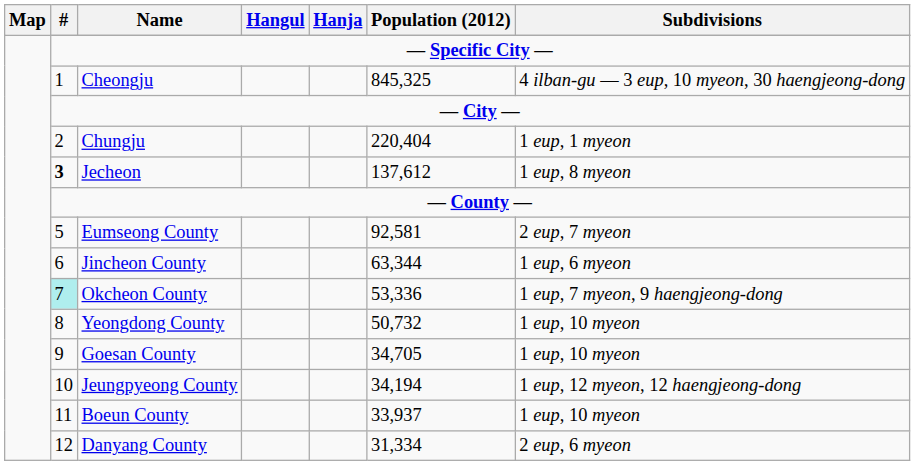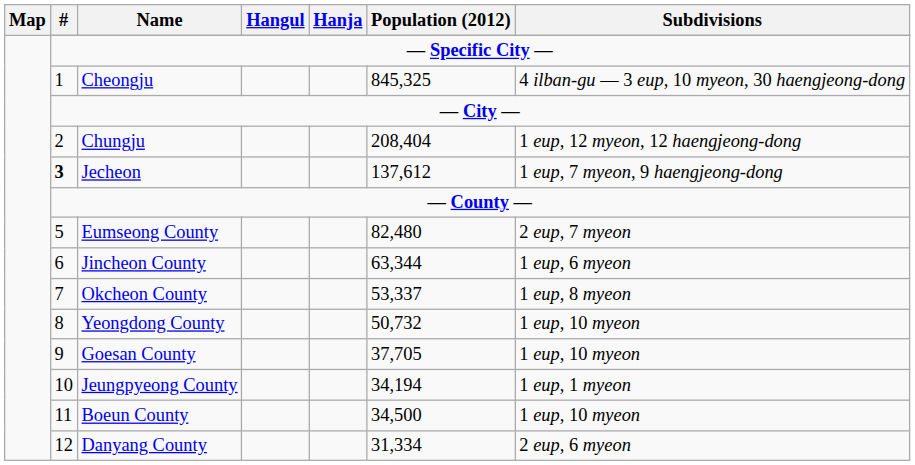(401, 141) 220,404 -> (401, 141) 208,404
(575, 141) 1 eup, 1 myeon -> (660, 141) 1 eup, 12 myeon, 12 haengjeong-dong
(575, 172) 1 eup, 8 myeon -> (651, 172) 1 eup, 7 myeon, 9 haengjeong-dong
(396, 232) 92,581 -> (396, 232) 82,480
(59, 293) paleturquoise background -> (59, 293) no background
(396, 293) 53,336 -> (396, 293) 53,337
(651, 293) 1 eup, 7 myeon, 9 haengjeong-dong -> (575, 293) 1 eup, 8 myeon
(396, 354) 34,705 -> (396, 354) 37,705
(660, 384) 1 eup, 12 myeon, 12 haengjeong-dong -> (575, 384) 1 eup, 1 myeon
(396, 415) 33,937 -> (396, 415) 34,500
